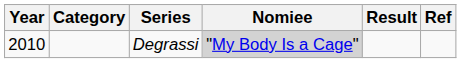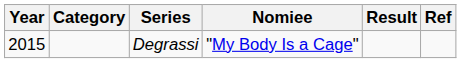(27, 44) 2010 -> (27, 44) 2015
(282, 44) lightgrey background -> (282, 44) no background
